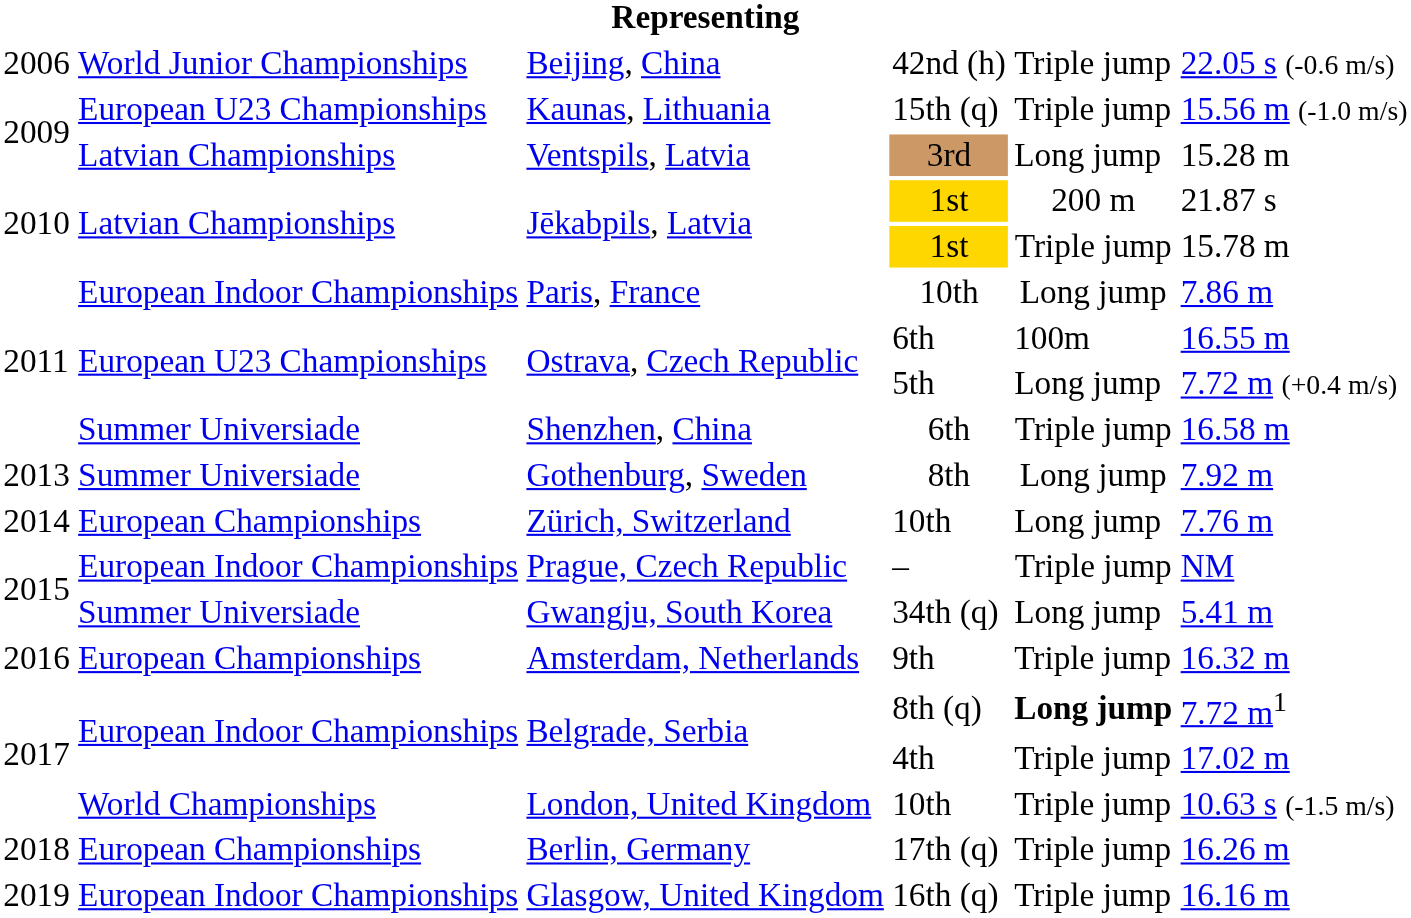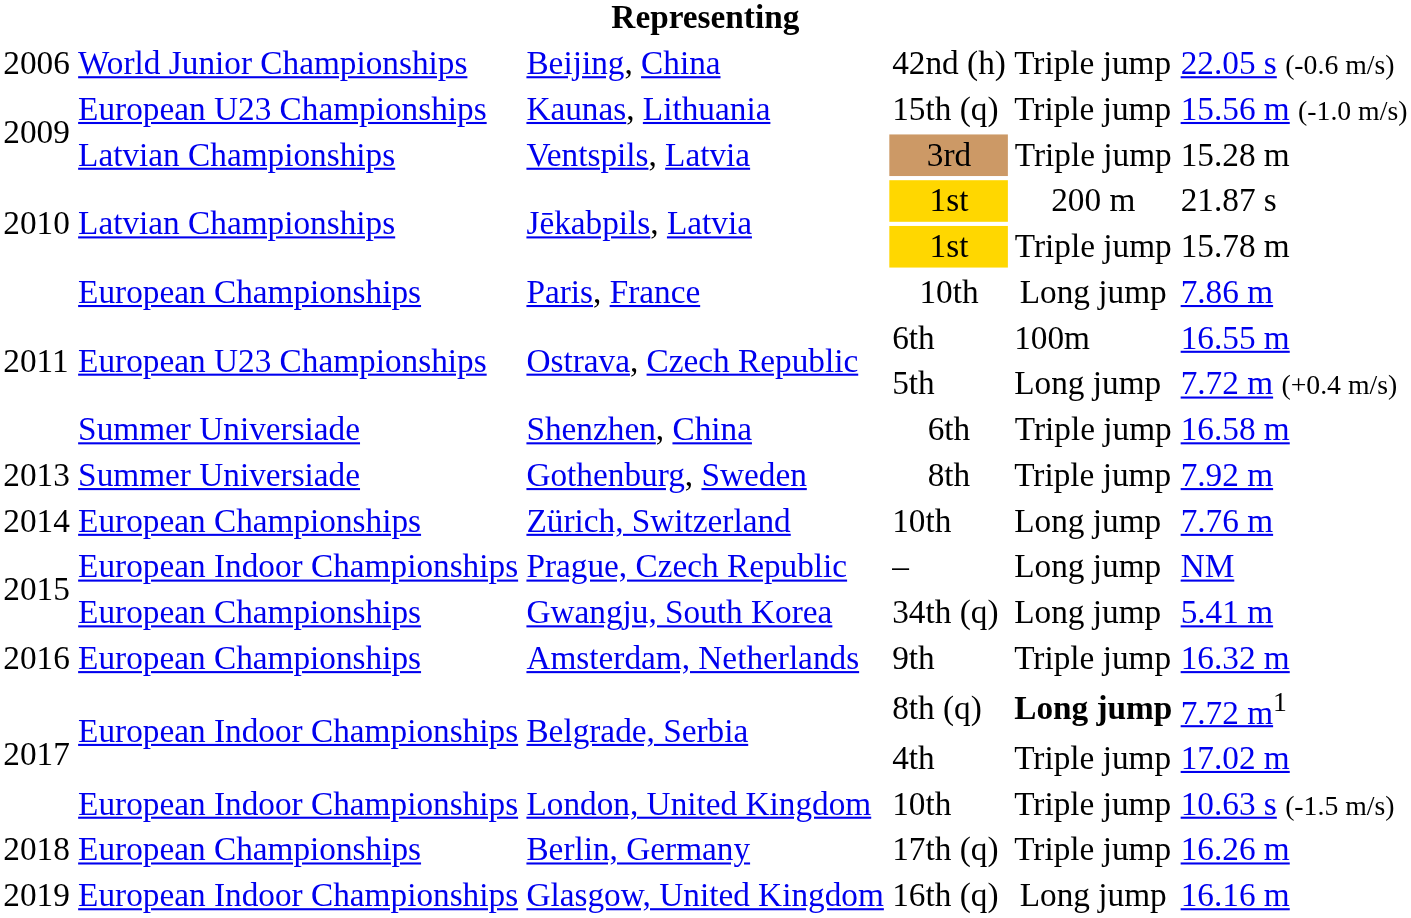(1088, 154) Long jump -> (1093, 154) Triple jump
(298, 291) European Indoor Championships -> (250, 291) European Championships
(1093, 475) Long jump -> (1093, 475) Triple jump
(1093, 566) Triple jump -> (1088, 566) Long jump
(219, 612) Summer Universiade -> (250, 612) European Championships
(227, 804) World Championships -> (298, 804) European Indoor Championships
(1093, 895) Triple jump -> (1093, 895) Long jump
